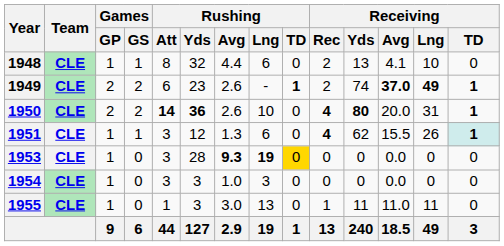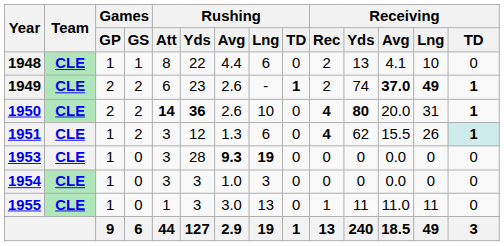(197, 63) 32 -> (197, 63) 22
(138, 134) 1 -> (138, 134) 2
(296, 157) gold background -> (296, 157) no background
